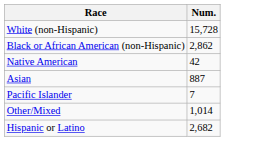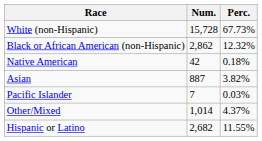+ column: (239, 12)
